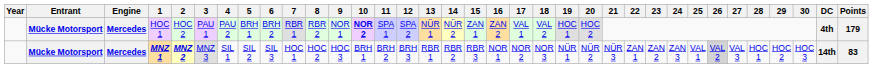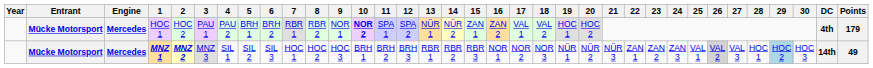(782, 52) no background -> (782, 52) lightblue background
(853, 52) 83 -> (853, 52) 49
